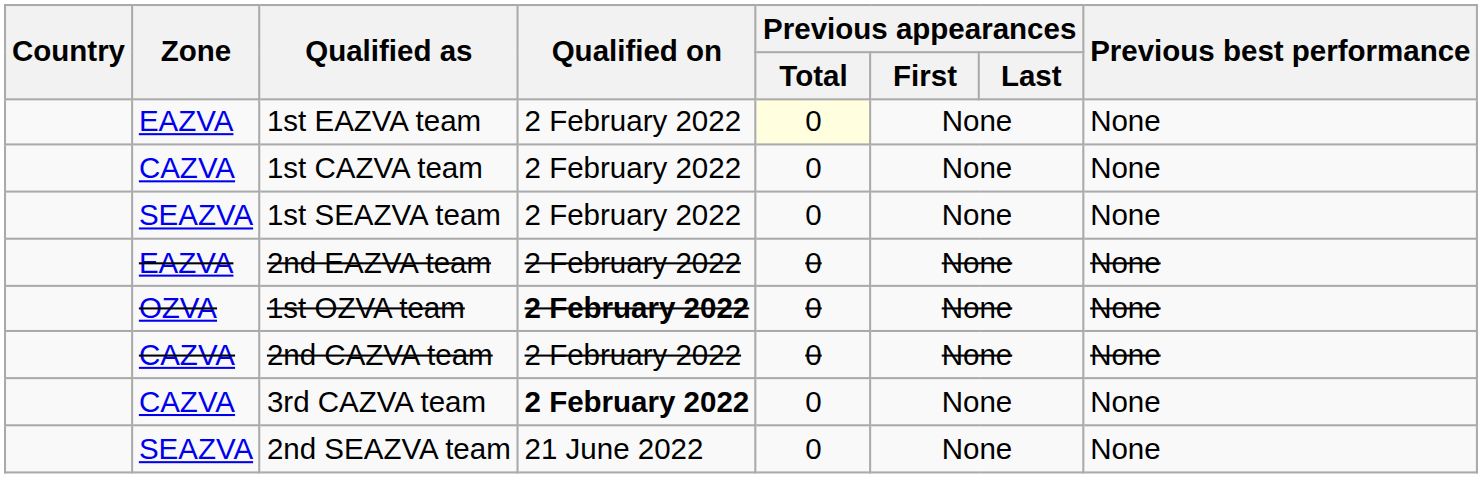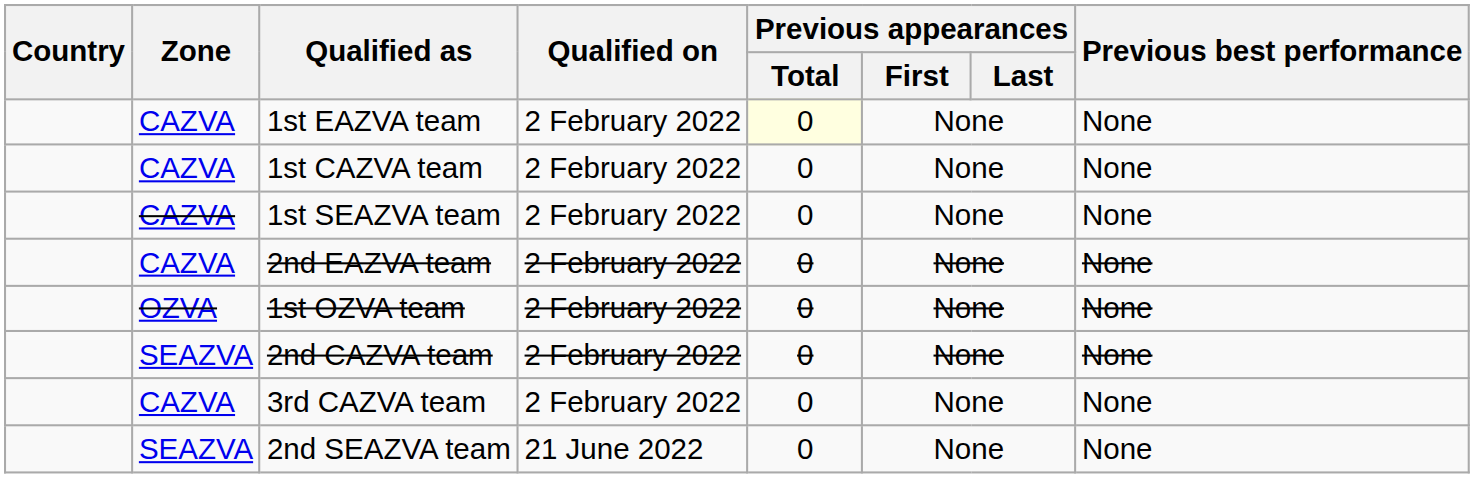(186, 122) EAZVA -> (187, 122) CAZVA
(196, 215) SEAZVA -> (187, 215) CAZVA
(186, 262) EAZVA -> (187, 262) CAZVA
(637, 309) bold -> (633, 309) normal
(187, 355) CAZVA -> (196, 355) SEAZVA
(637, 402) bold -> (633, 402) normal
